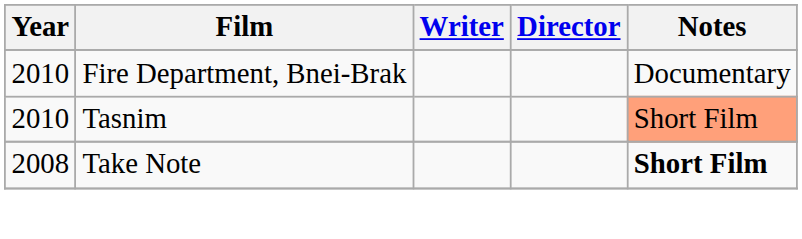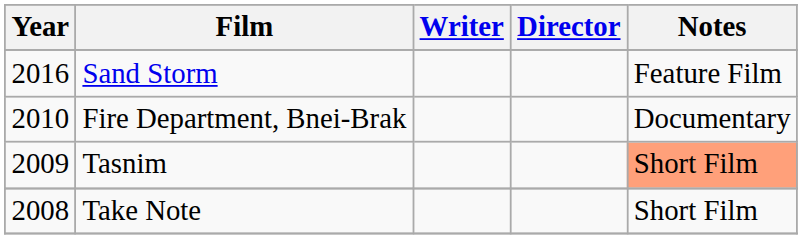+ row: (150, 73)
(40, 118) 2010 -> (40, 164) 2009
(701, 164) bold -> (696, 210) normal
